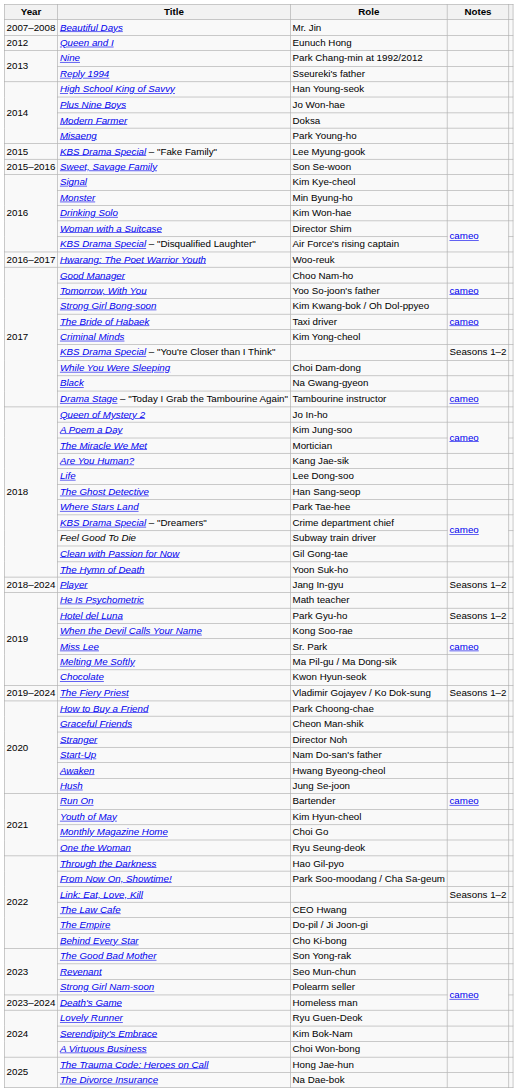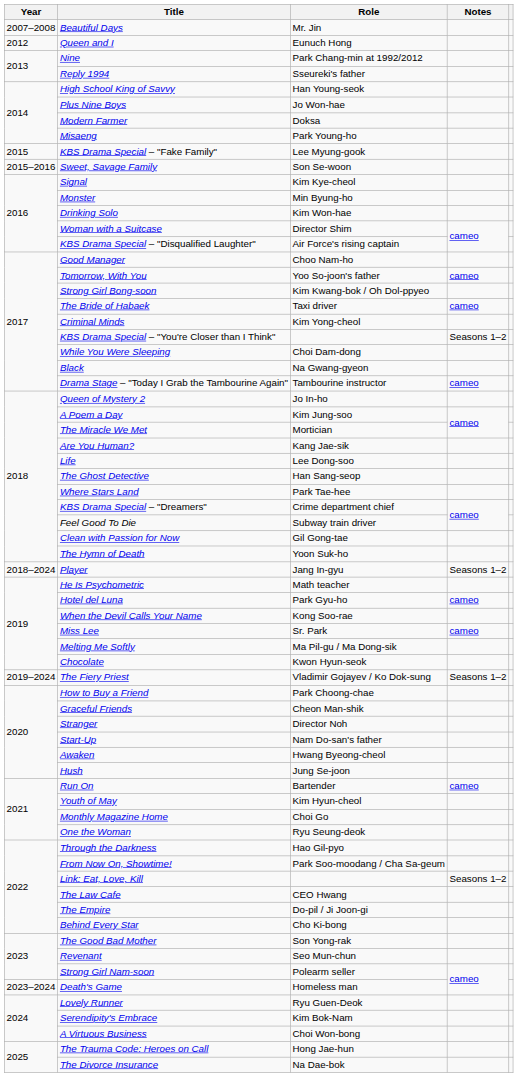- row: (133, 259)
(478, 615) Seasons 1–2 -> (464, 600) cameo
